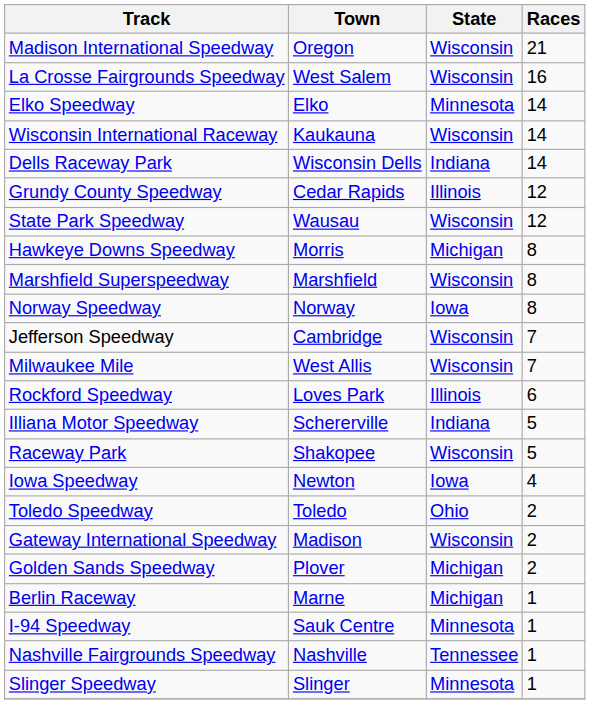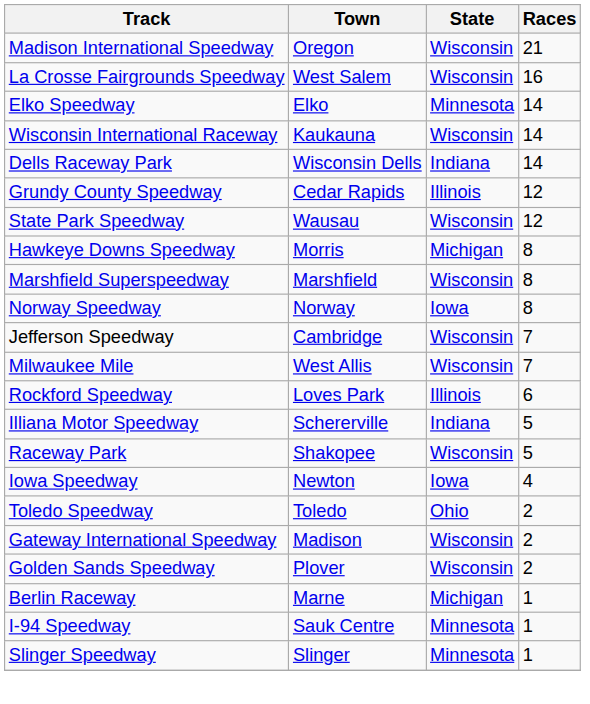(467, 568) Michigan -> (472, 568) Wisconsin
- row: (142, 655)
